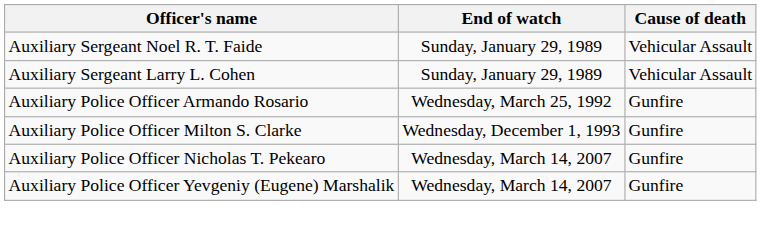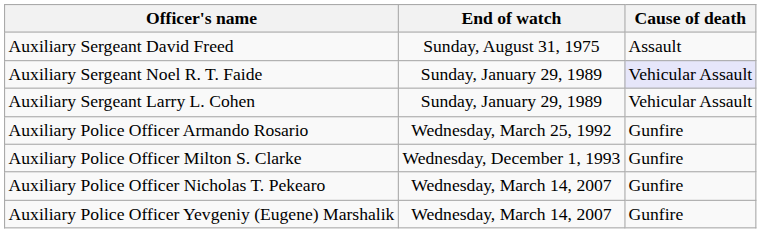+ row: (121, 46)
(690, 46) no background -> (690, 74) lavender background
